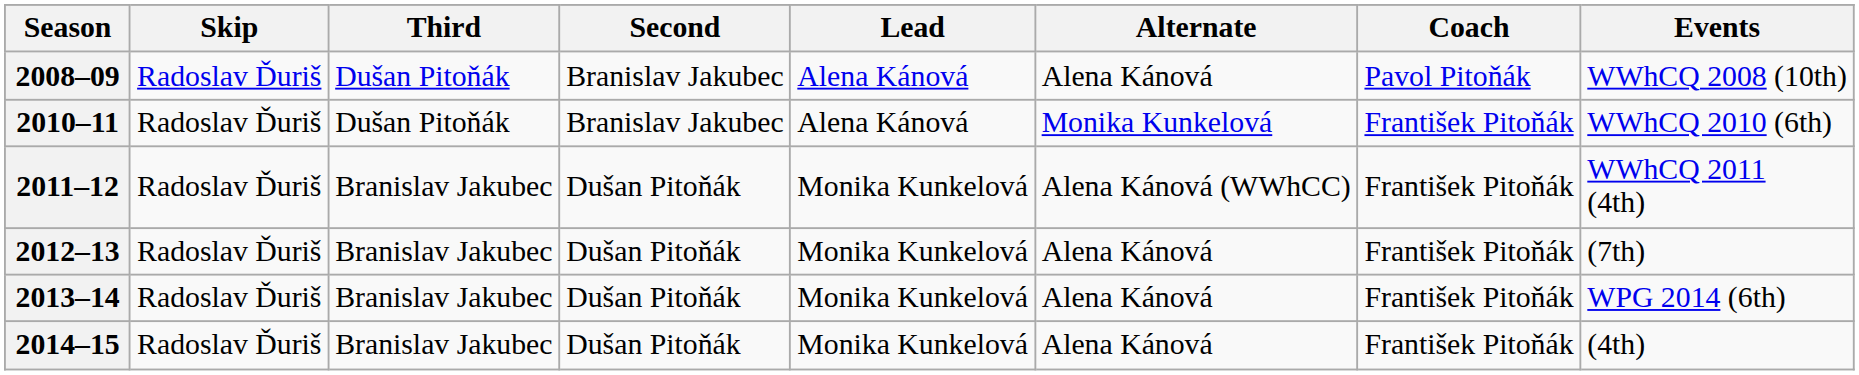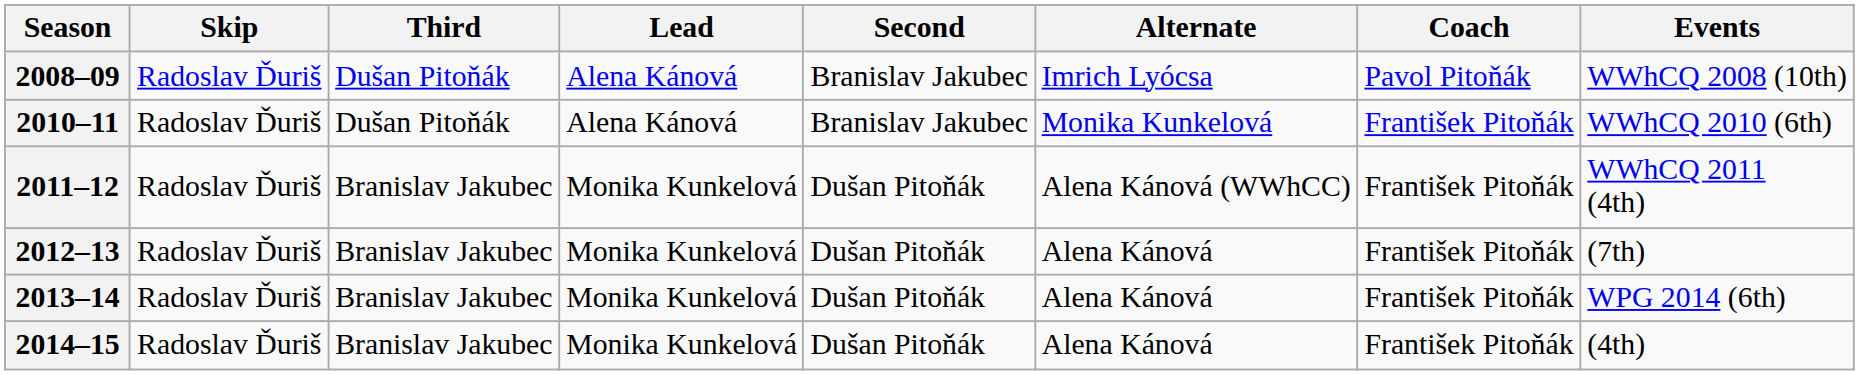columns swapped: (675, 28) <-> (913, 28)
(1127, 75) Alena Kánová -> (1127, 75) Imrich Lyócsa
